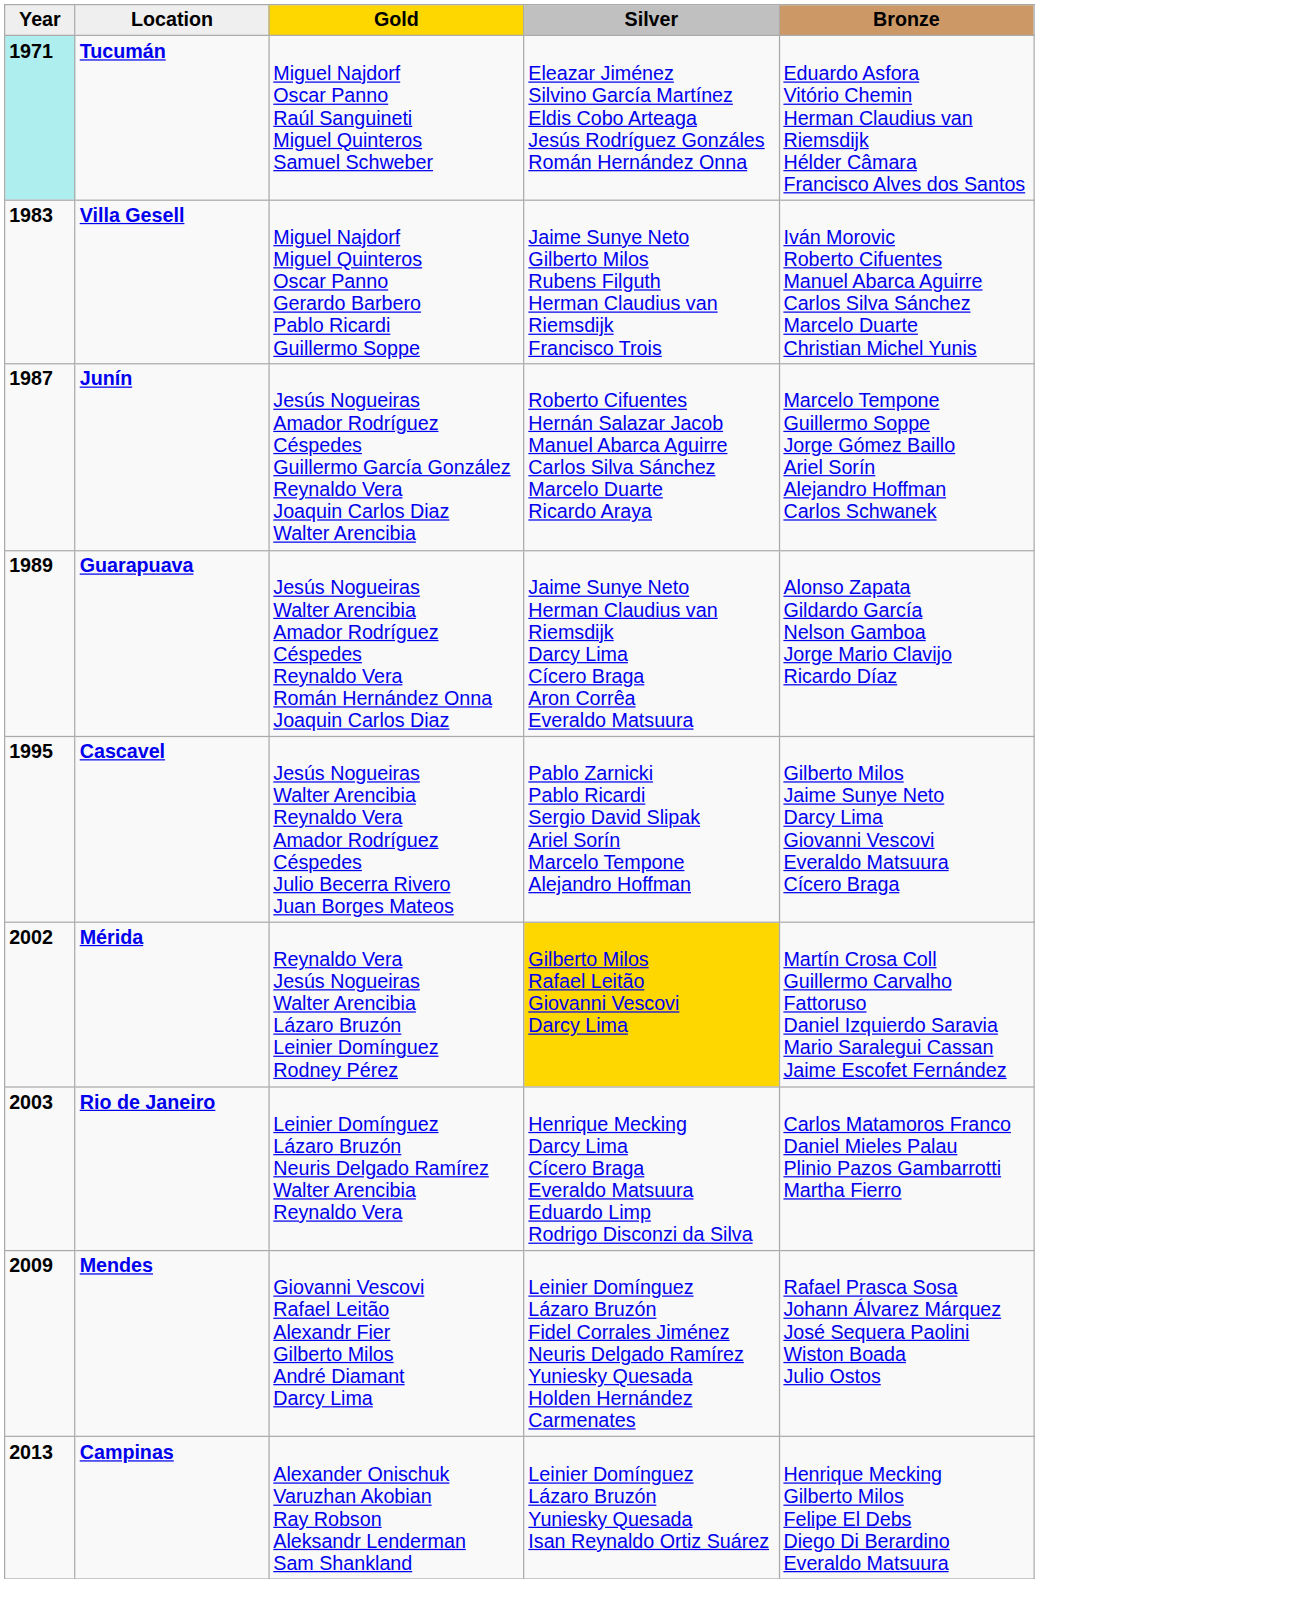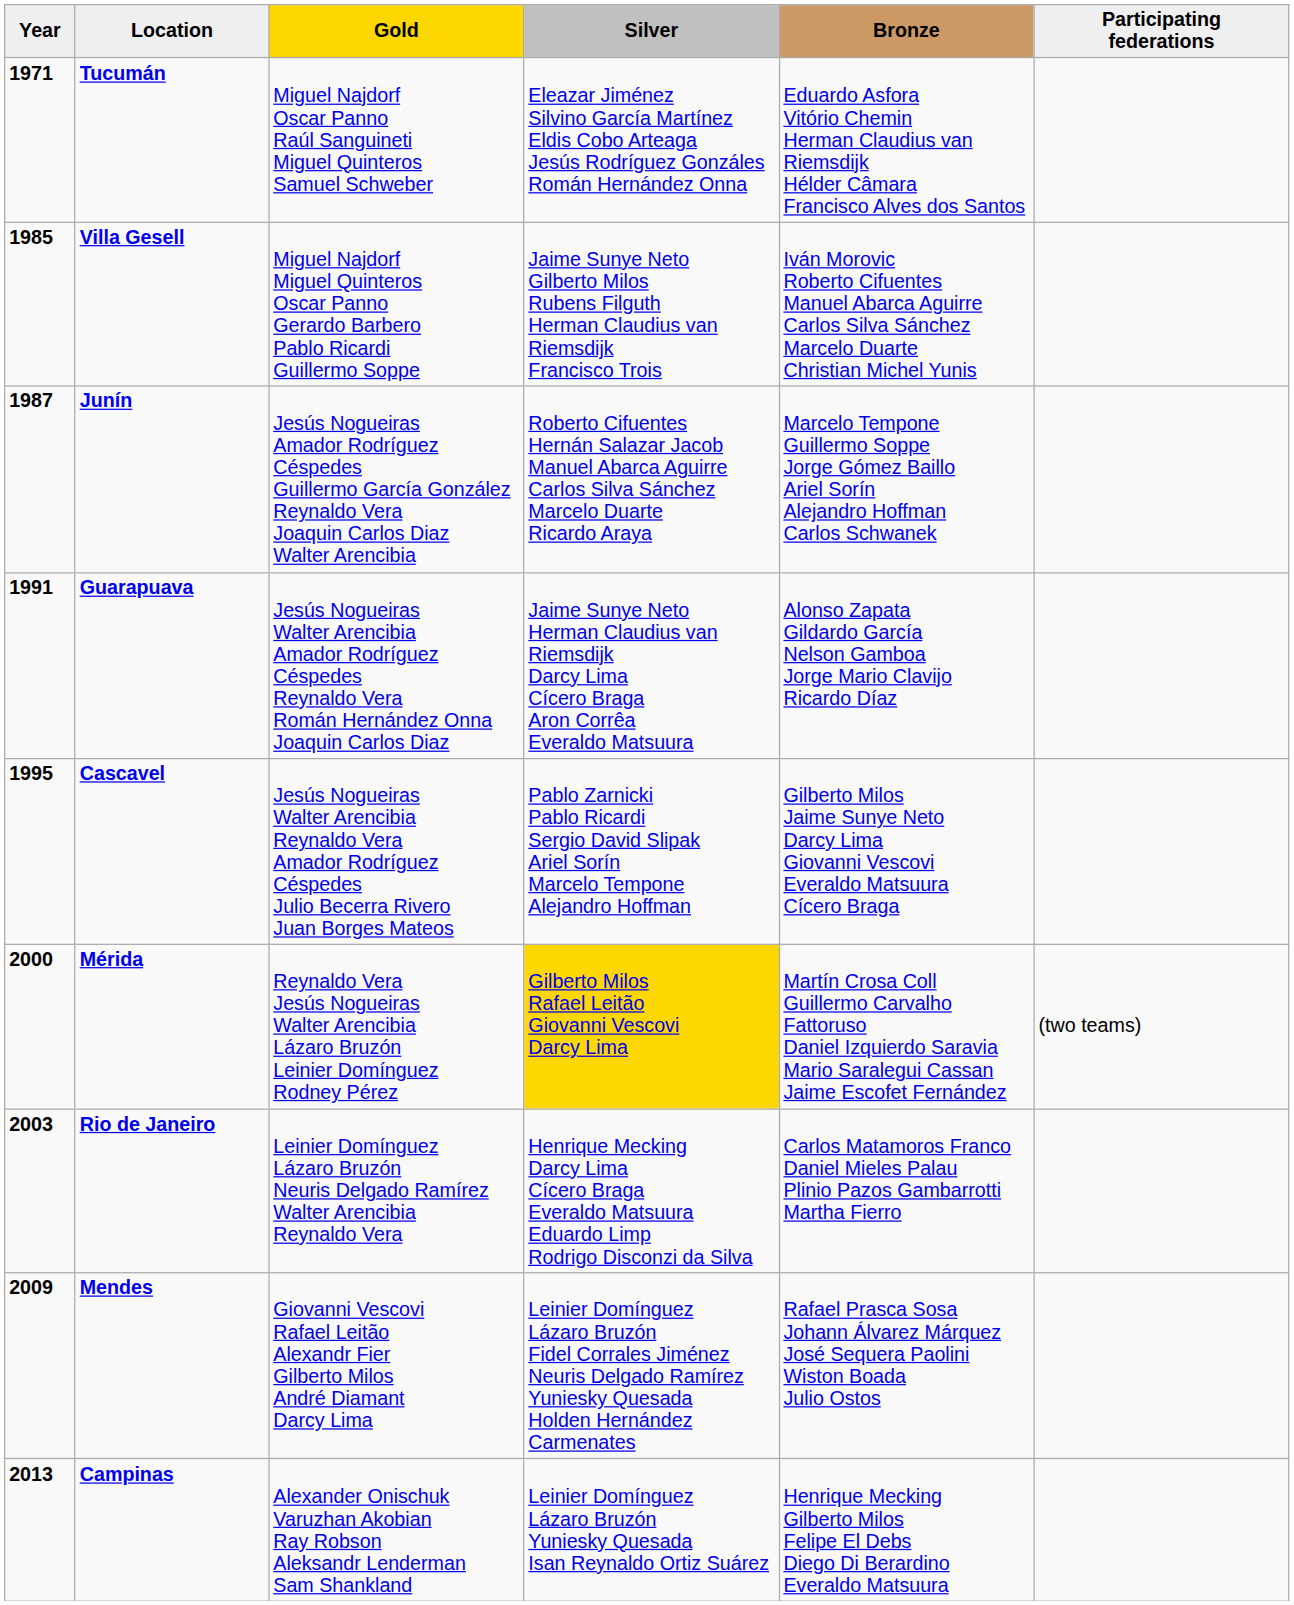+ column: (1162, 31)
(31, 51) paleturquoise background -> (31, 73) no background
(31, 215) 1983 -> (31, 237) 1985
(31, 565) 1989 -> (31, 587) 1991
(31, 937) 2002 -> (31, 960) 2000
